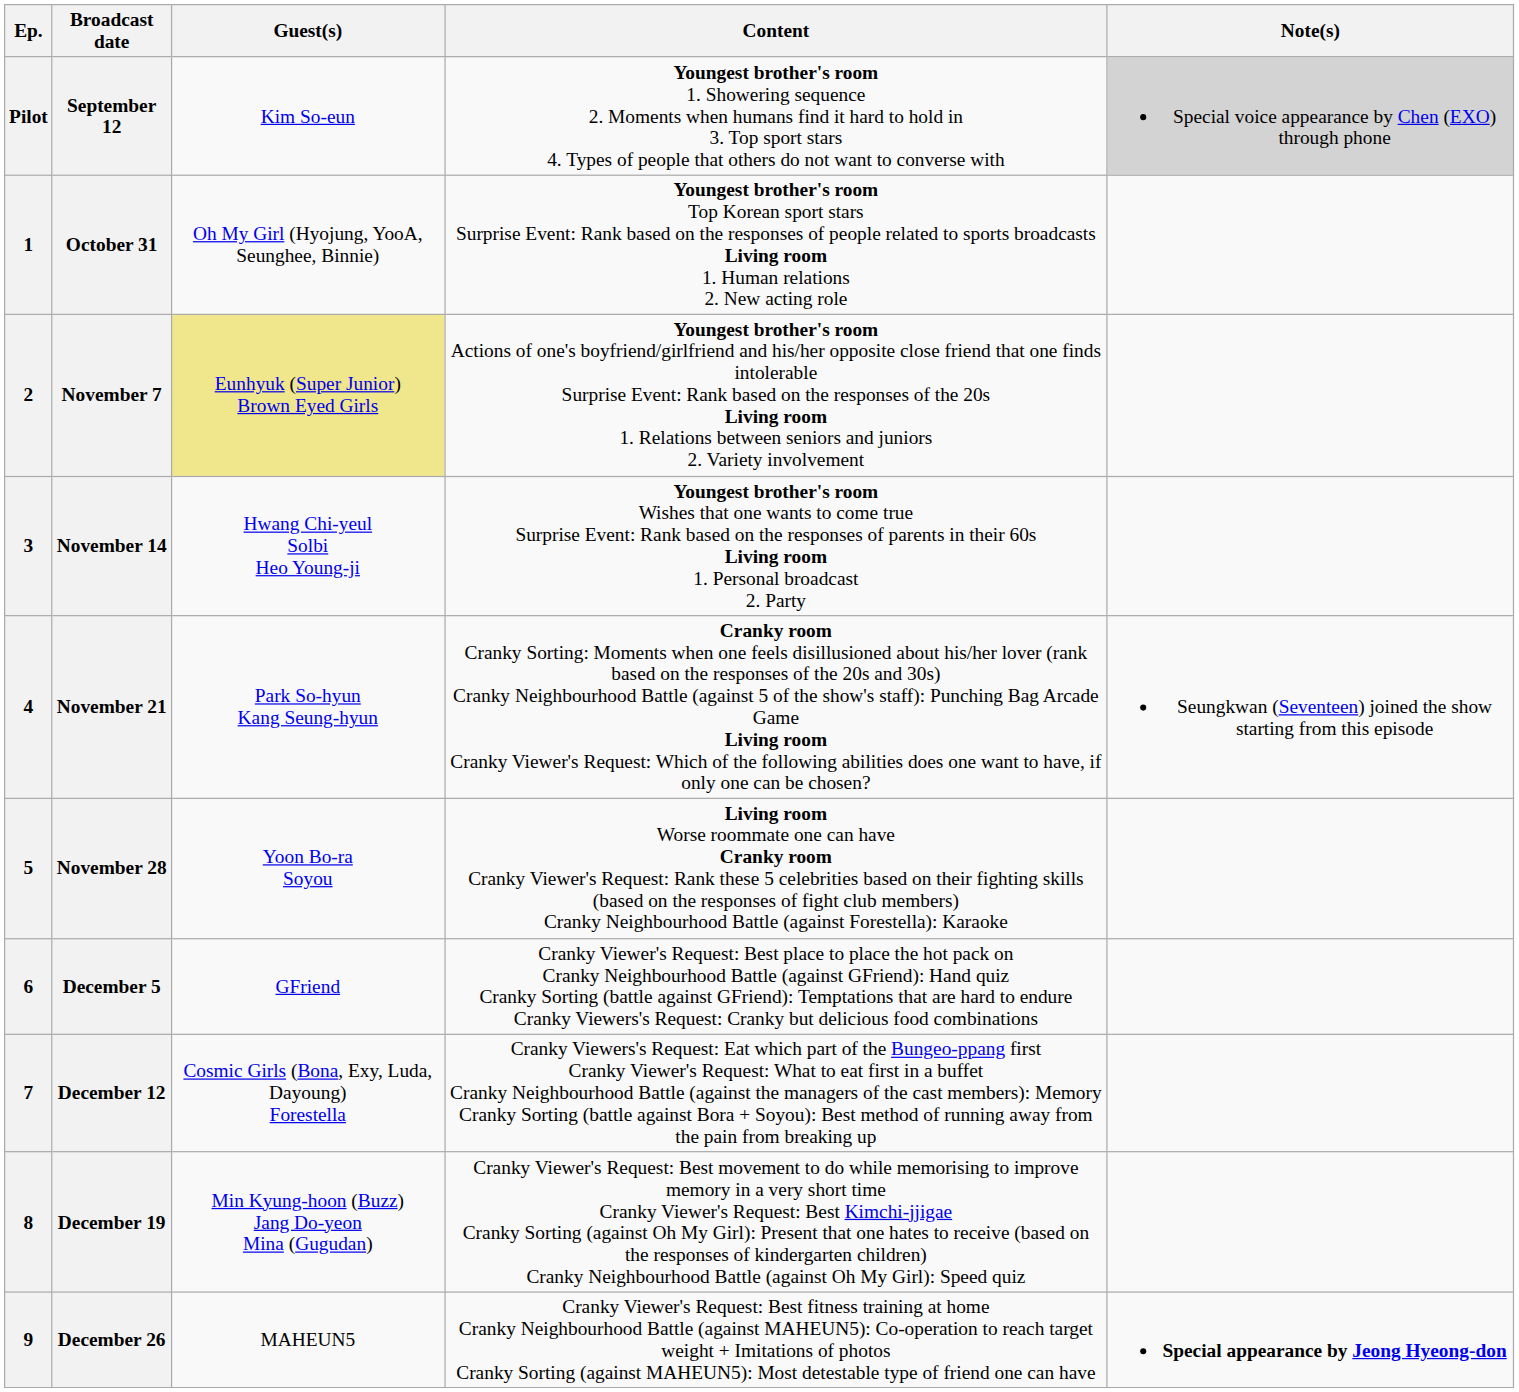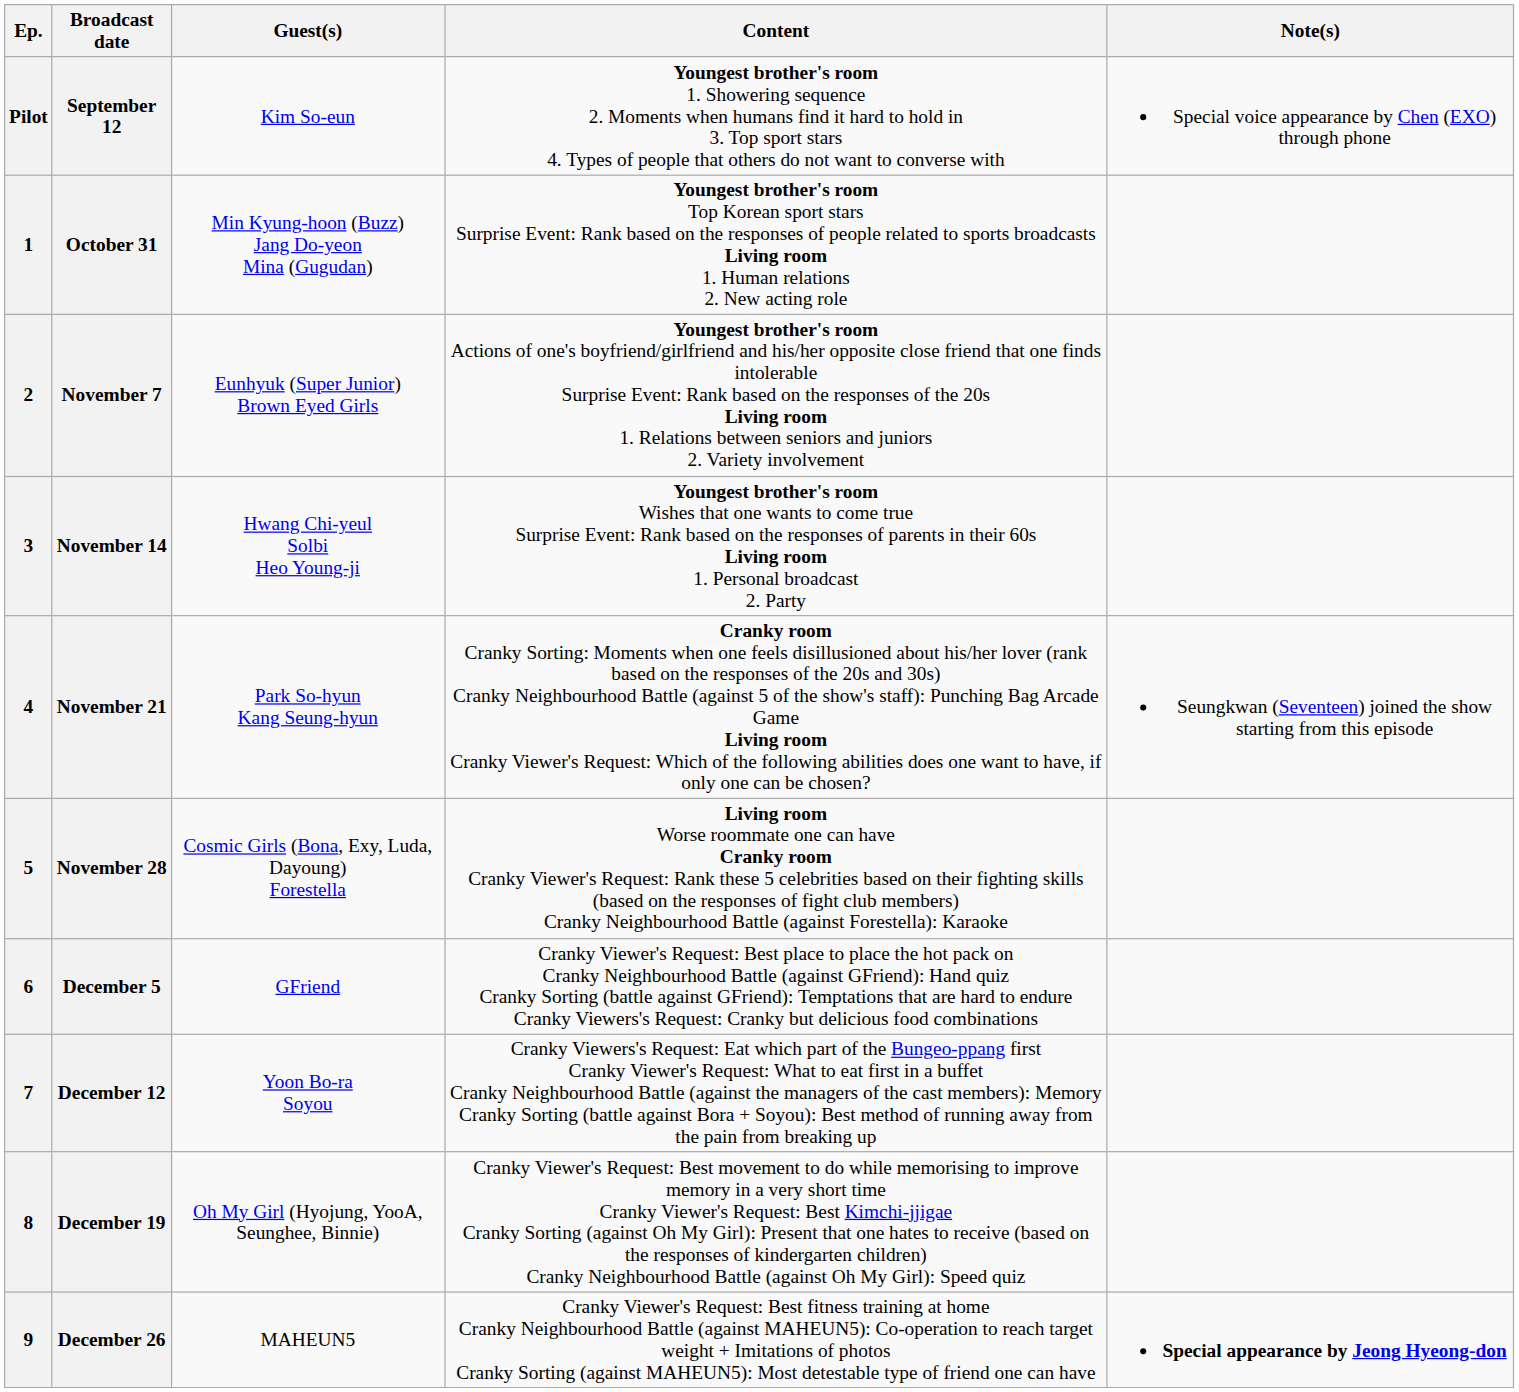(1310, 127) lightgrey background -> (1310, 127) no background
(308, 244) Oh My Girl (Hyojung, YooA, Seunghee, Binnie) -> (308, 244) Min Kyung-hoon (Buzz) Jang Do-yeon Mina (Gugudan)
(308, 395) khaki background -> (308, 395) no background
(308, 868) Yoon Bo-ra Soyou -> (308, 868) Cosmic Girls (Bona, Exy, Luda, Dayoung) Forestella
(308, 1093) Cosmic Girls (Bona, Exy, Luda, Dayoung) Forestella -> (308, 1093) Yoon Bo-ra Soyou
(308, 1221) Min Kyung-hoon (Buzz) Jang Do-yeon Mina (Gugudan) -> (308, 1221) Oh My Girl (Hyojung, YooA, Seunghee, Binnie)
